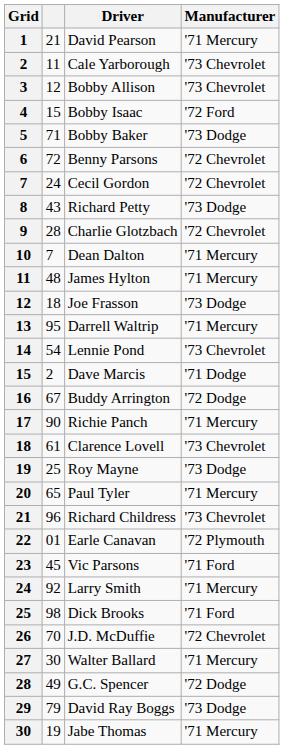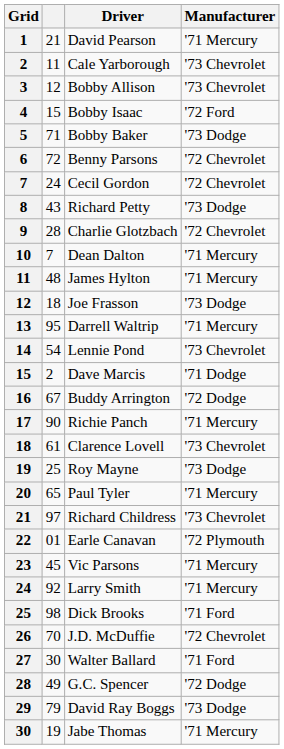(53, 517) 96 -> (53, 517) 97
(209, 565) '71 Ford -> (221, 565) '71 Mercury
(221, 660) '71 Mercury -> (209, 660) '71 Ford
